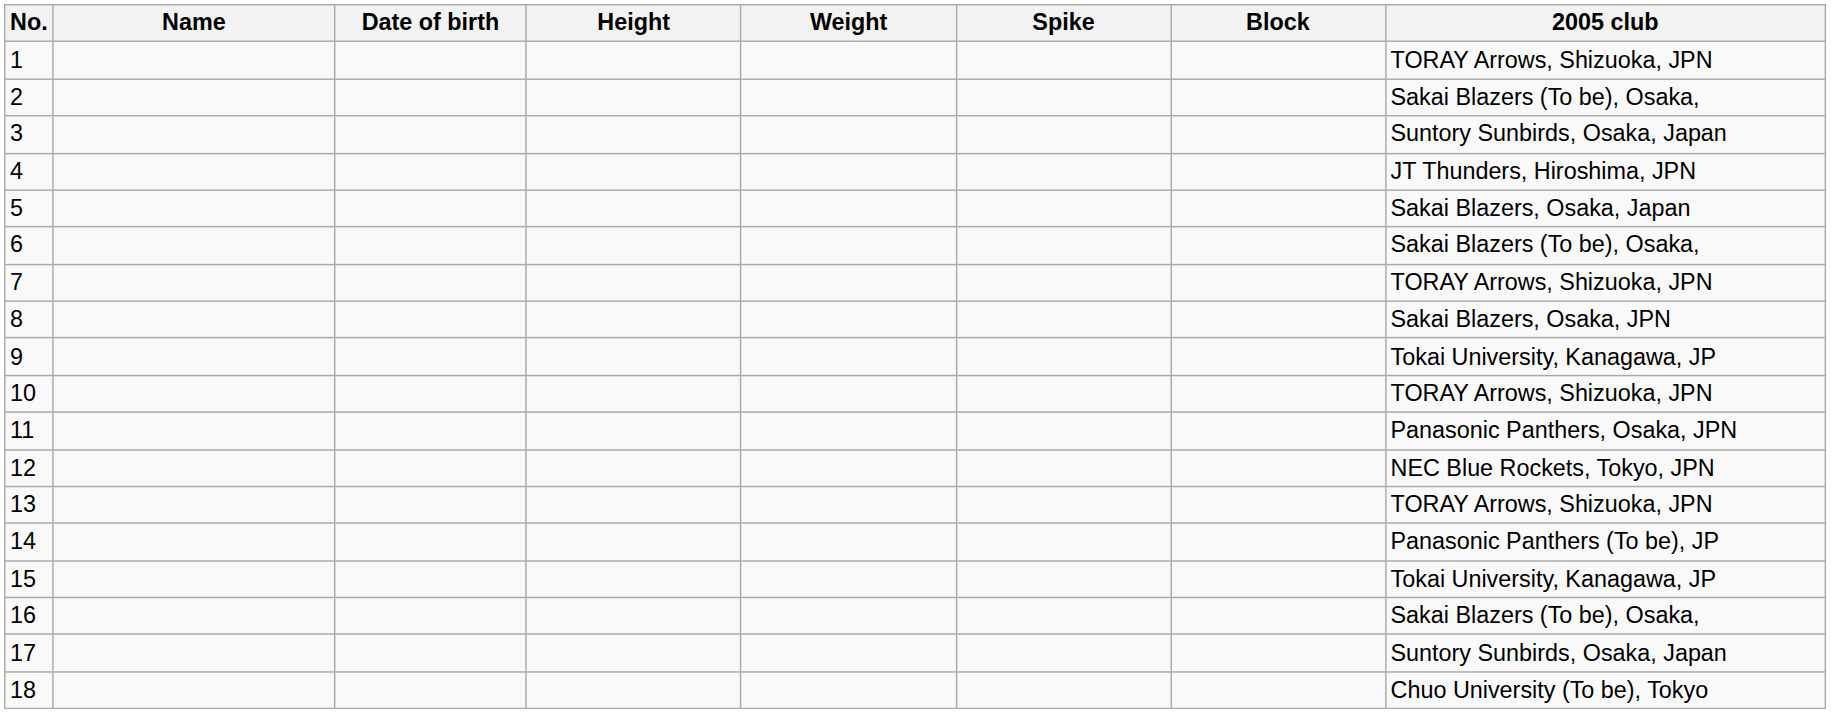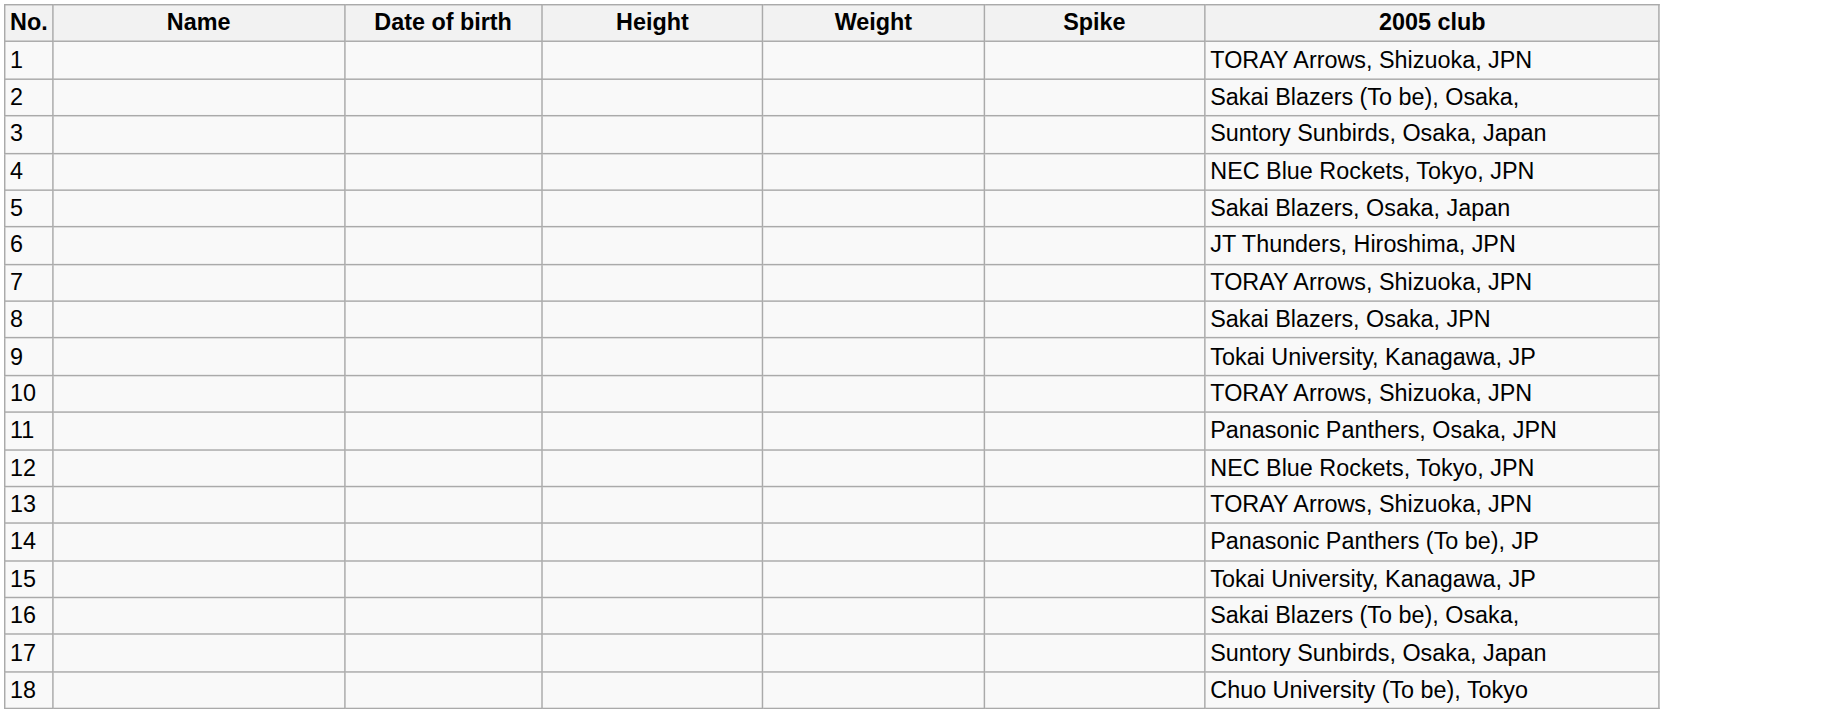- column: (1278, 23)
(1543, 171) JT Thunders, Hiroshima, JPN -> (1372, 171) NEC Blue Rockets, Tokyo, JPN
(1545, 245) Sakai Blazers (To be), Osaka, -> (1363, 245) JT Thunders, Hiroshima, JPN
